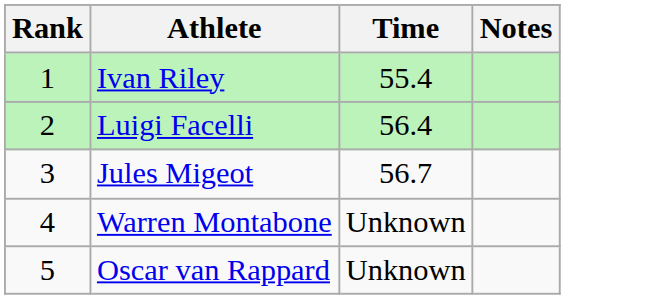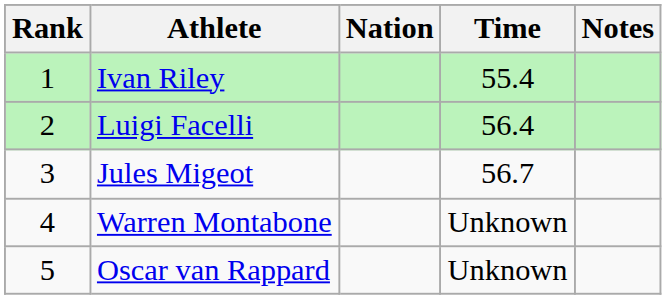+ column: (390, 28)
